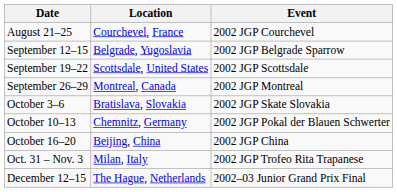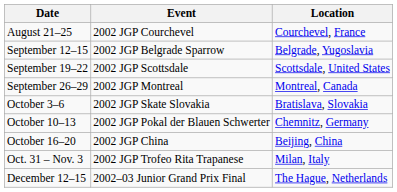columns swapped: (302, 13) <-> (151, 13)
